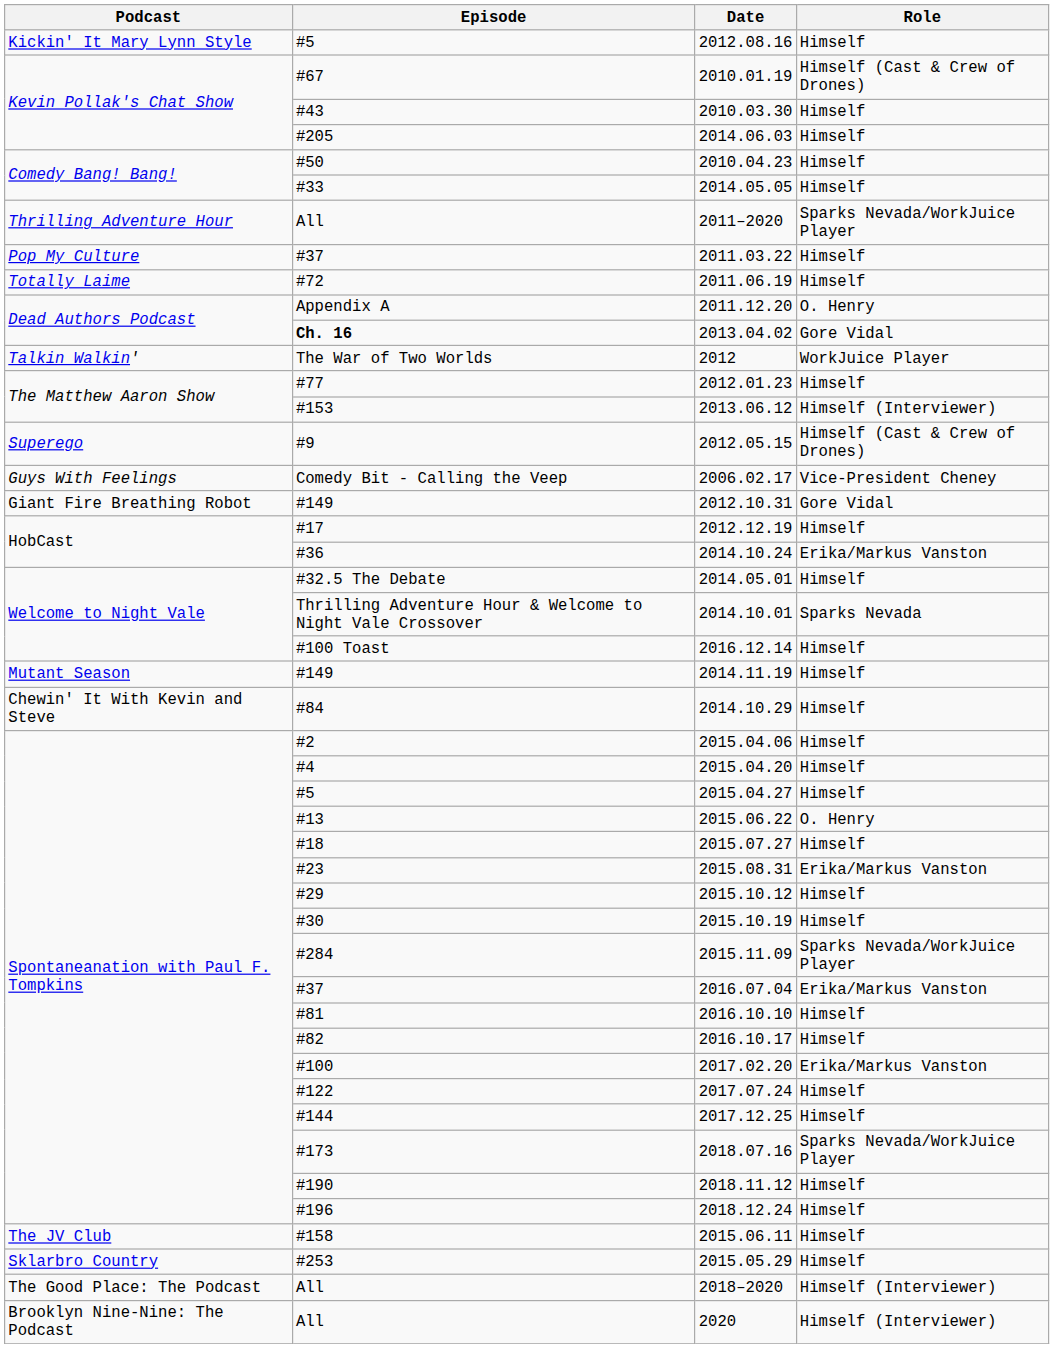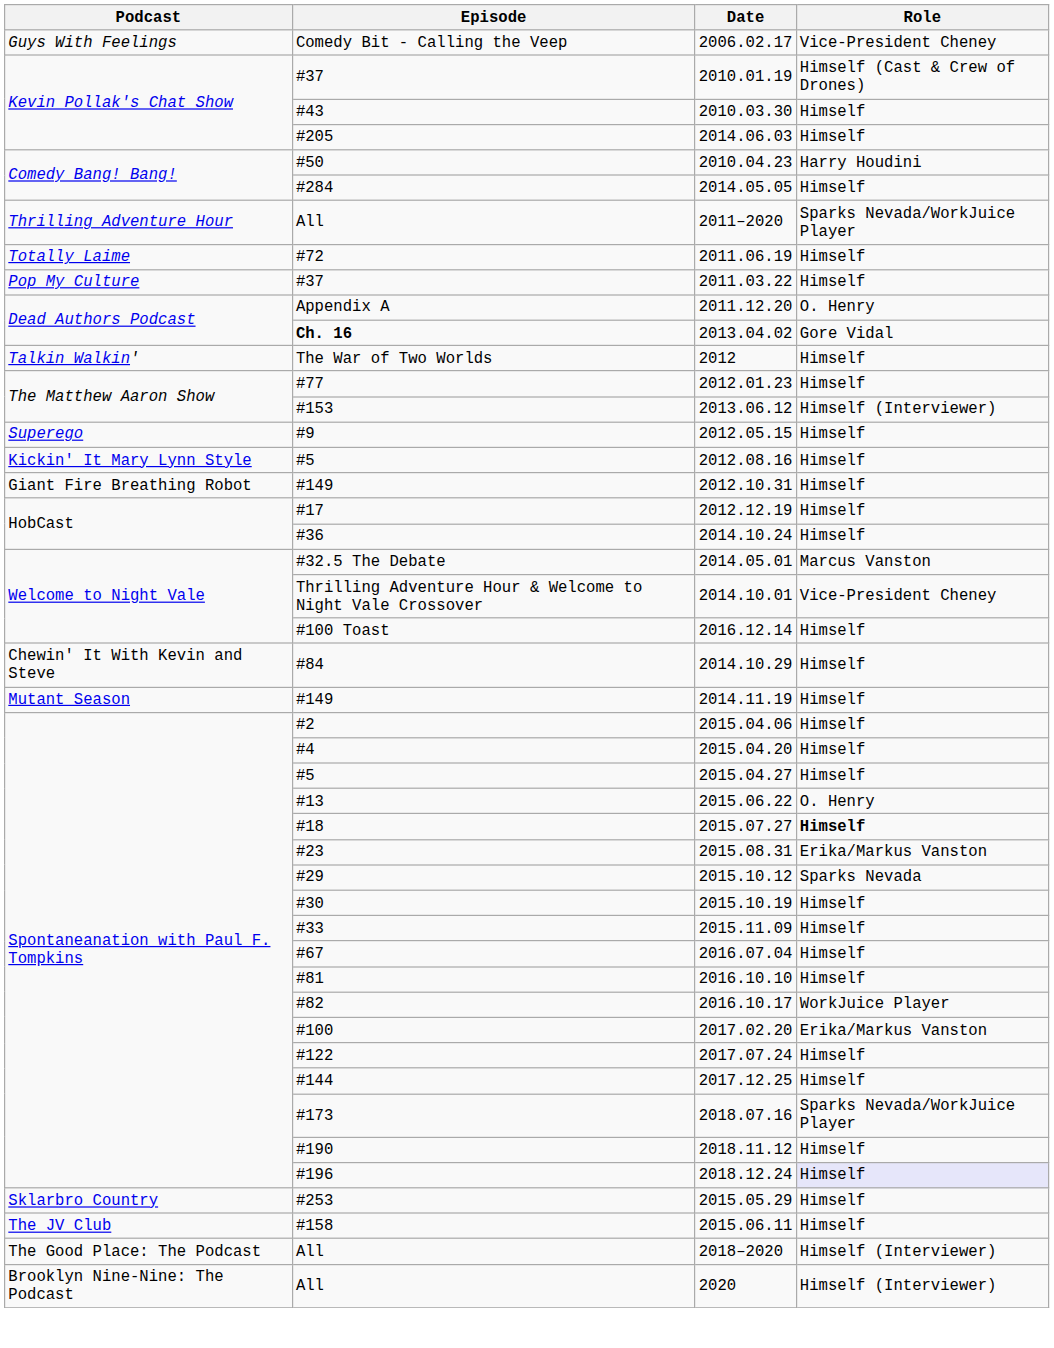rows swapped: (746, 478) <-> (746, 43)
(310, 77) #67 -> (310, 77) #37
(833, 162) Himself -> (861, 162) Harry Houdini
(310, 188) #33 -> (315, 188) #284
rows swapped: (746, 257) <-> (746, 282)
(875, 358) WorkJuice Player -> (833, 358) Himself
(907, 444) Himself (Cast & Crew of Drones) -> (833, 435) Himself
(847, 504) Gore Vidal -> (833, 486) Himself
(893, 554) Erika/Markus Vanston -> (833, 536) Himself
(833, 580) Himself -> (865, 562) Marcus Vanston
(861, 614) Sparks Nevada -> (898, 596) Vice-President Cheney
rows swapped: (746, 709) <-> (746, 674)
(833, 845) normal -> (833, 827) bold
(833, 895) Himself -> (861, 877) Sparks Nevada
(315, 955) #284 -> (310, 928) #33
(907, 955) Sparks Nevada/WorkJuice Player -> (833, 928) Himself
(310, 990) #37 -> (310, 954) #67
(893, 990) Erika/Markus Vanston -> (833, 954) Himself
(833, 1041) Himself -> (875, 1005) WorkJuice Player
(833, 1211) no background -> (833, 1175) lavender background
rows swapped: (746, 1262) <-> (746, 1237)
